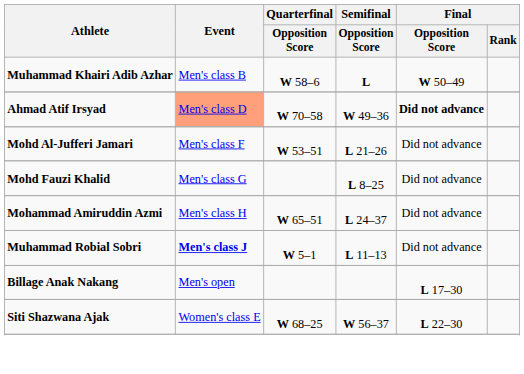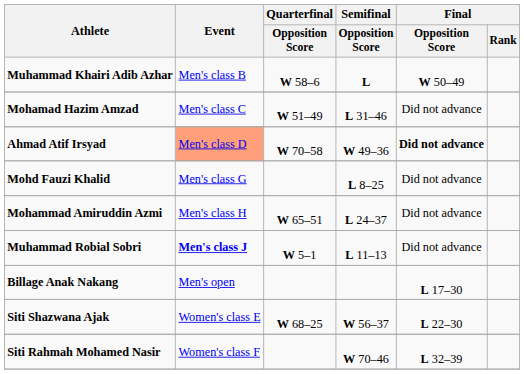+ row: (73, 109)
- row: (70, 144)
+ row: (84, 352)
